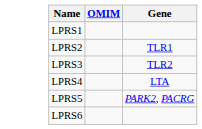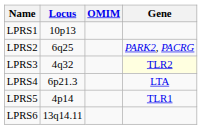+ column: (63, 13)
(160, 47) TLR1 -> (160, 47) PARK2, PACRG
(160, 64) no background -> (160, 64) lightyellow background
(160, 98) PARK2, PACRG -> (160, 98) TLR1
